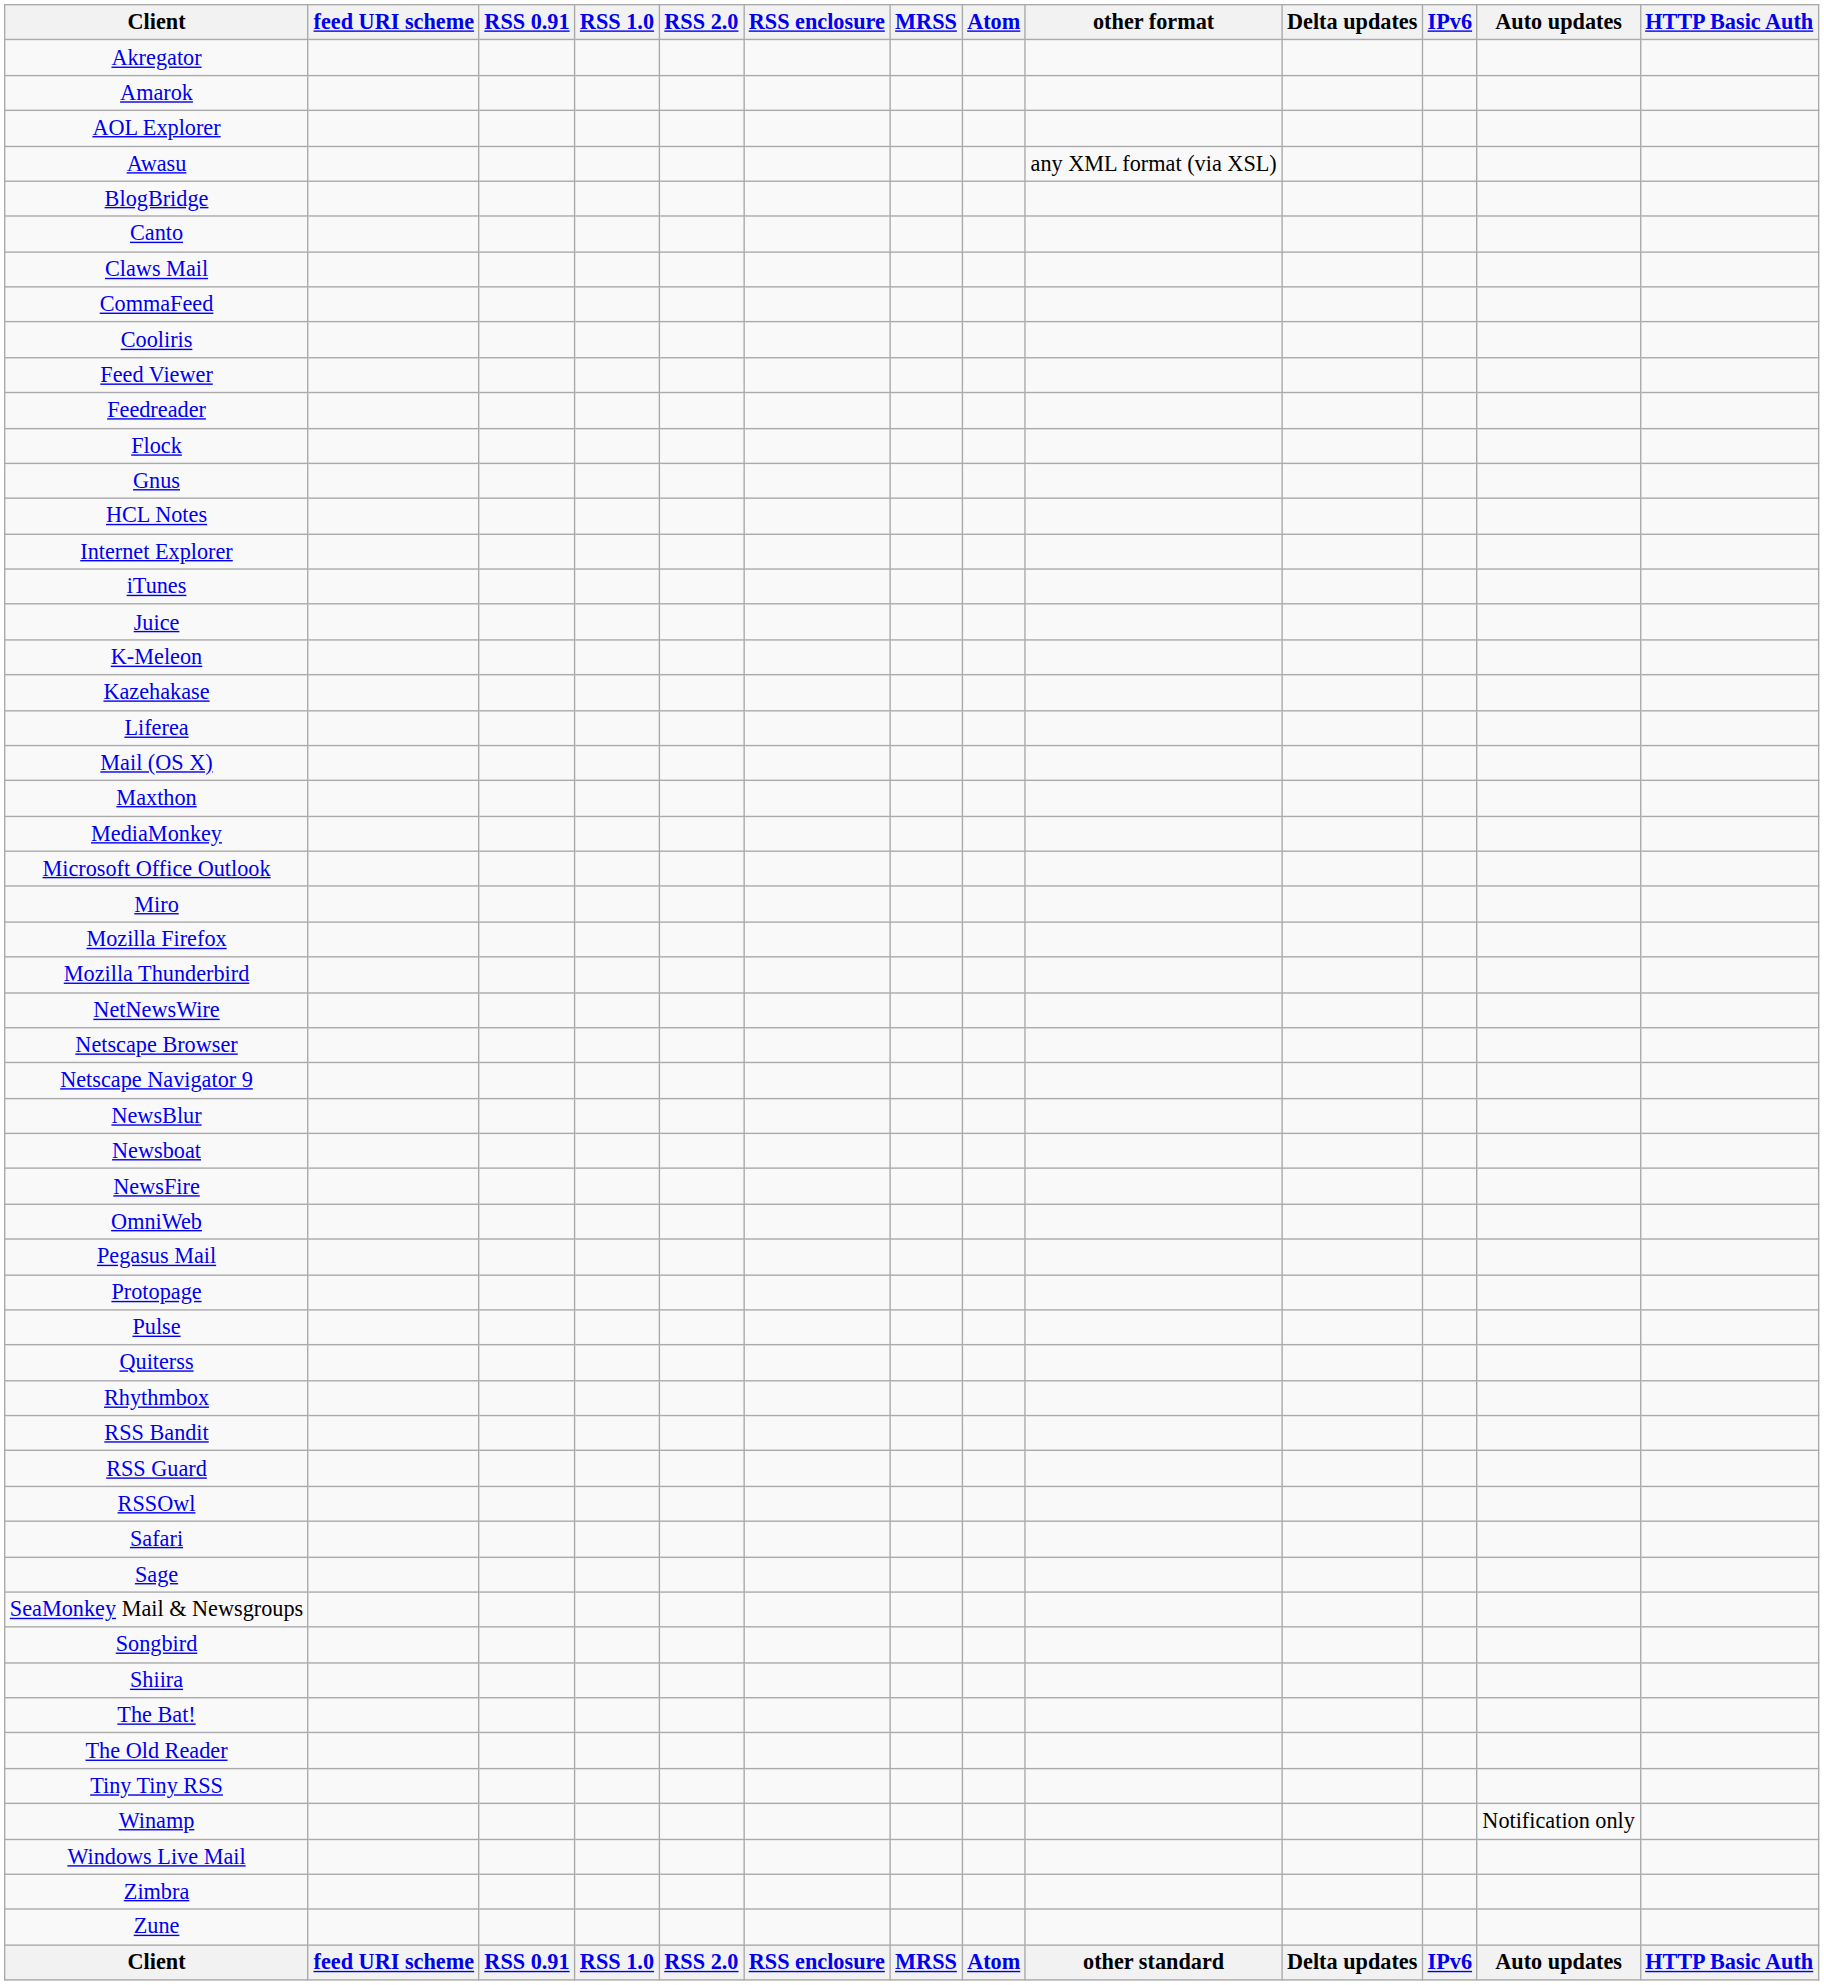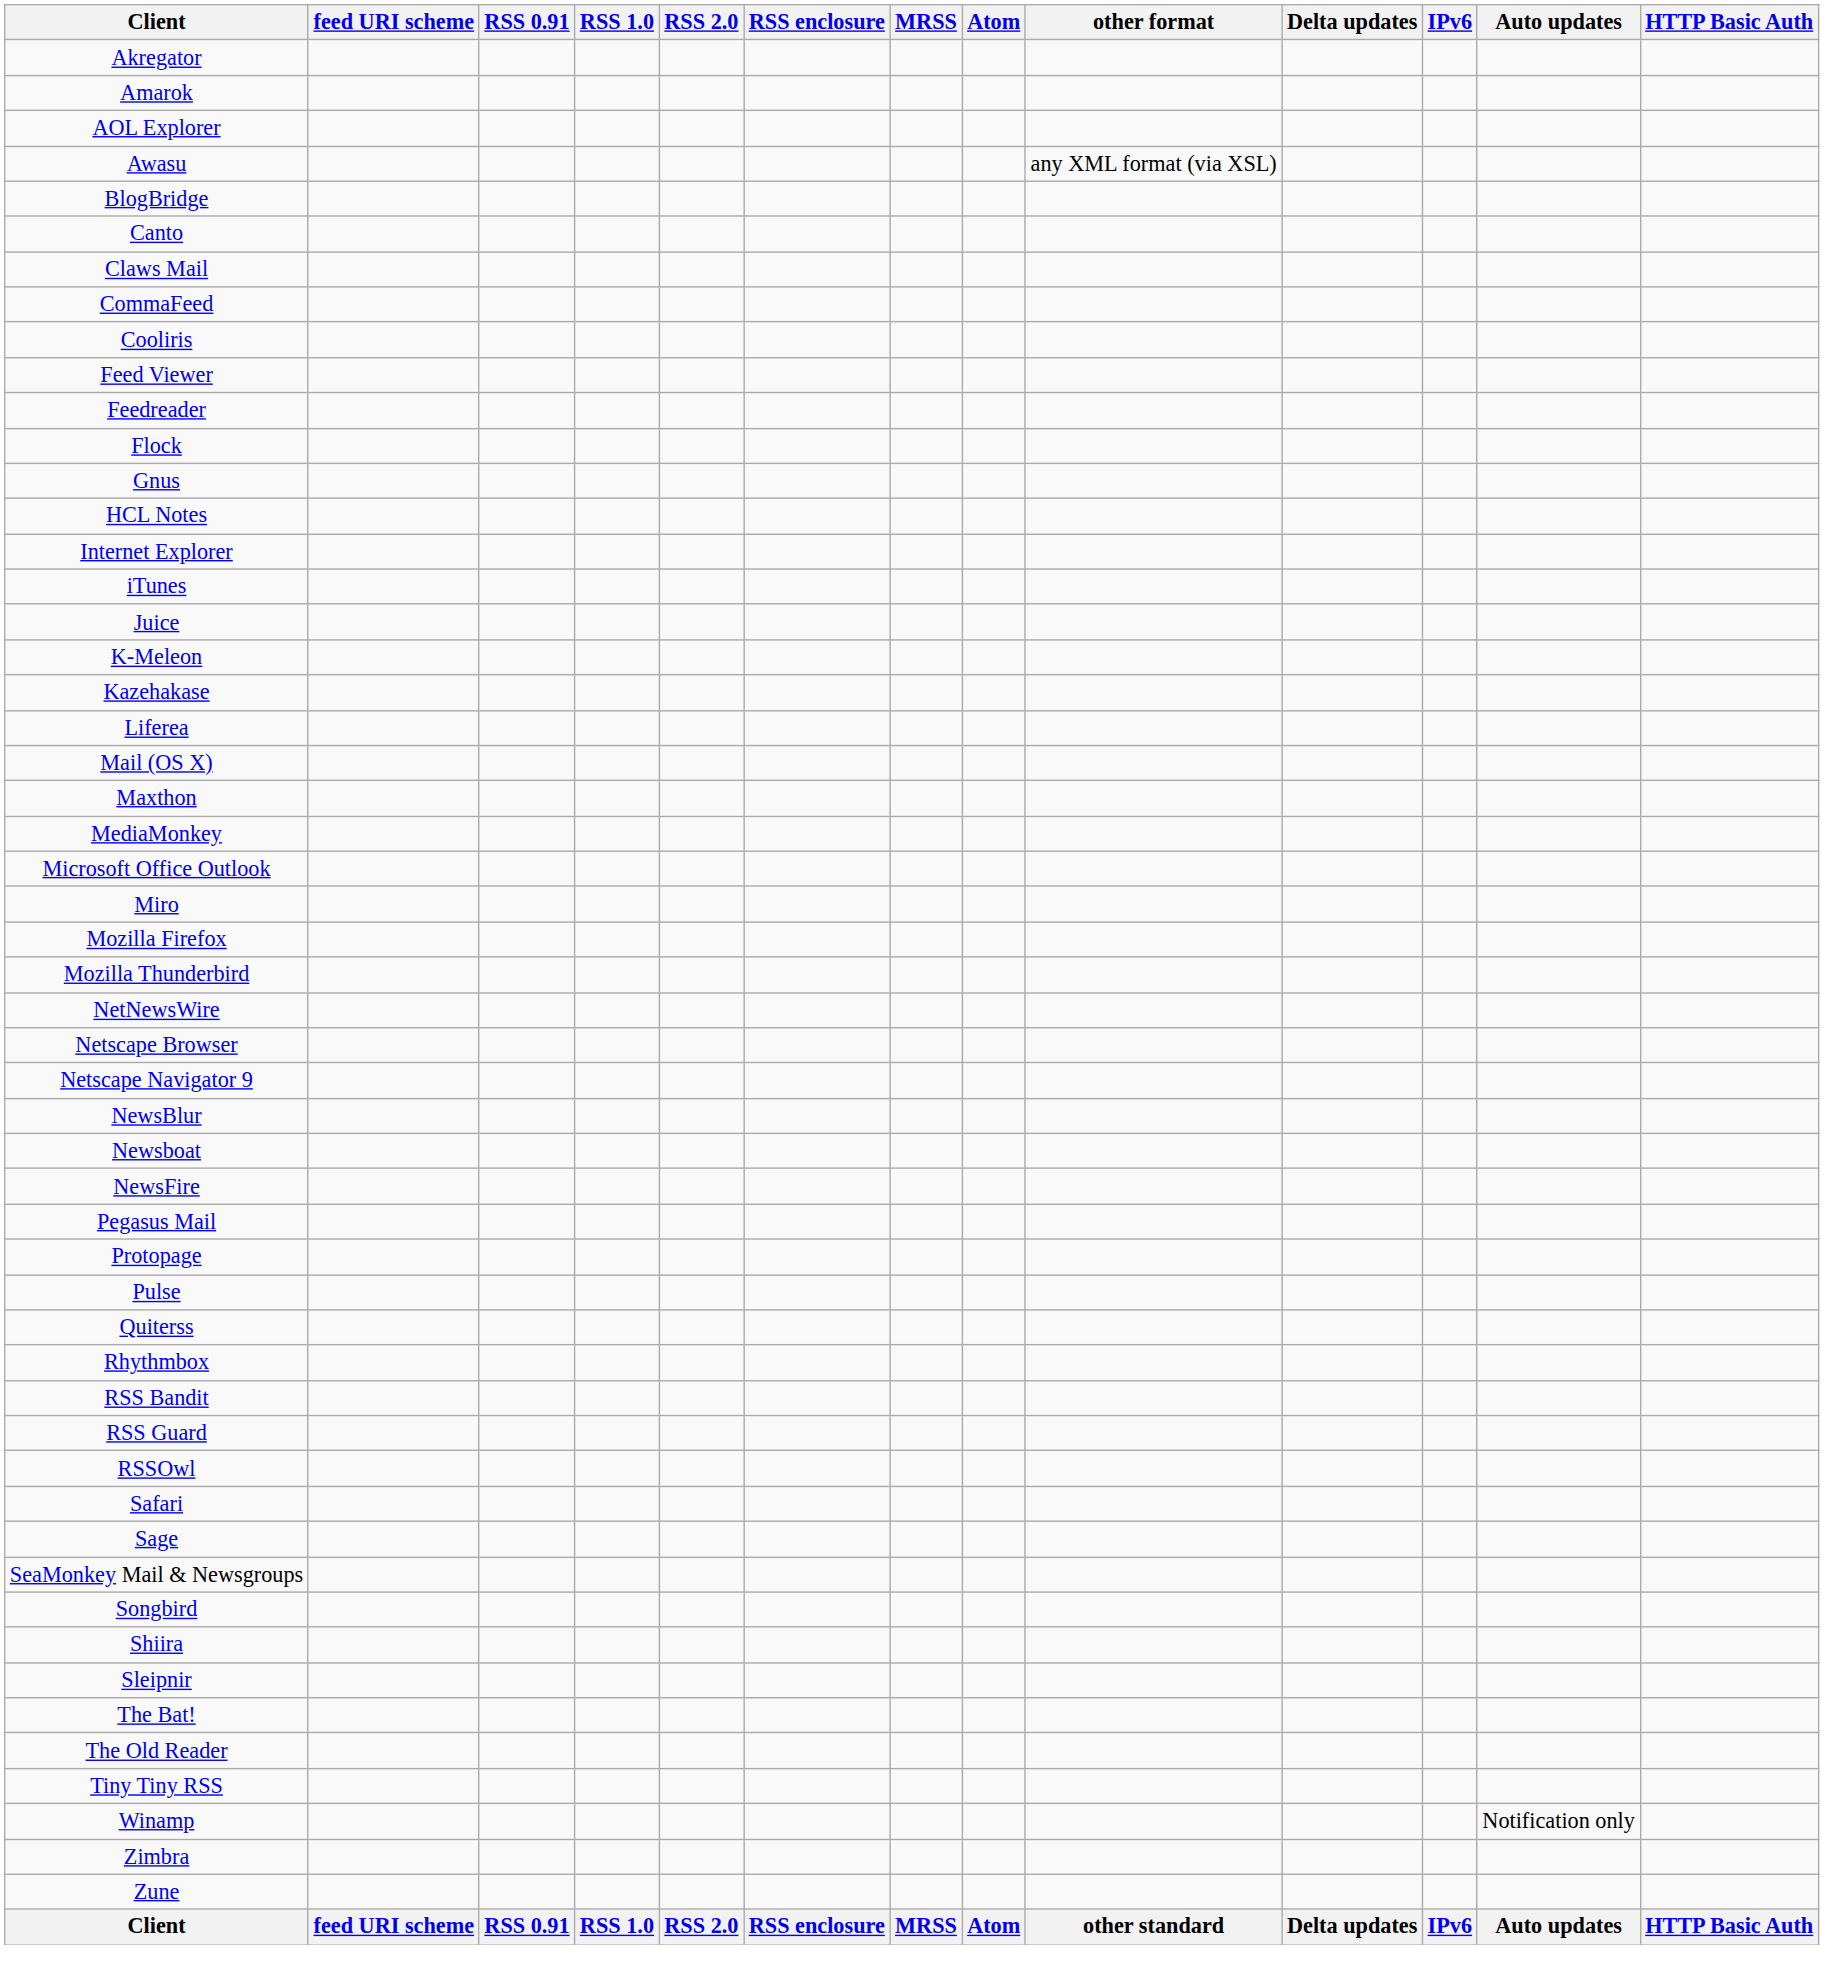- row: (157, 1221)
+ row: (157, 1679)
- row: (157, 1856)
